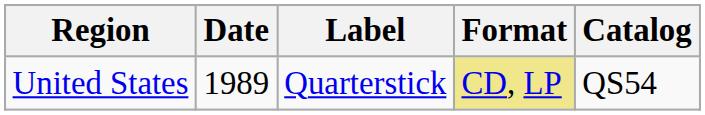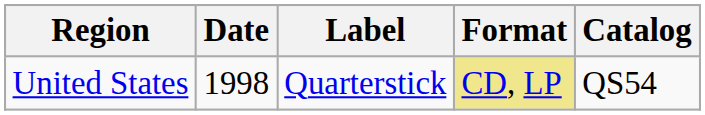(236, 82) 1989 -> (236, 82) 1998
